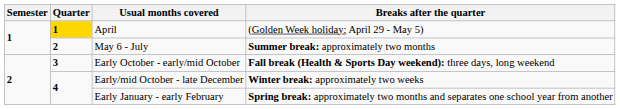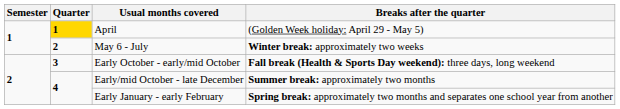(342, 46) Summer break: approximately two months -> (336, 46) Winter break: approximately two weeks
(336, 79) Winter break: approximately two weeks -> (342, 79) Summer break: approximately two months
